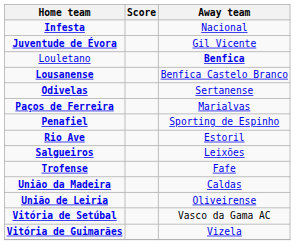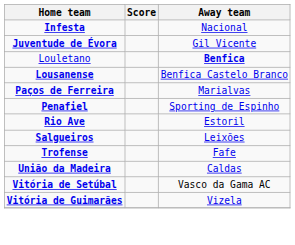- row: (65, 91)
- row: (65, 200)
